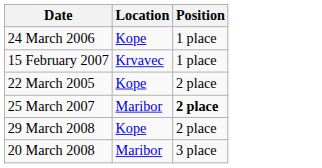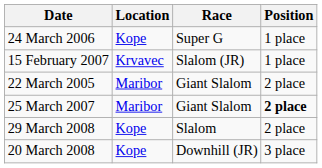+ column: (217, 15)
(131, 83) Kope -> (139, 83) Maribor
(139, 151) Maribor -> (131, 151) Kope
